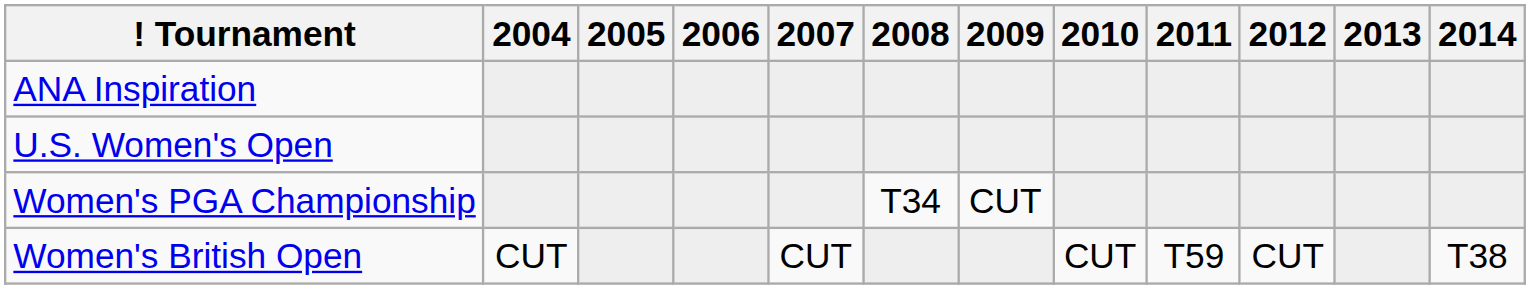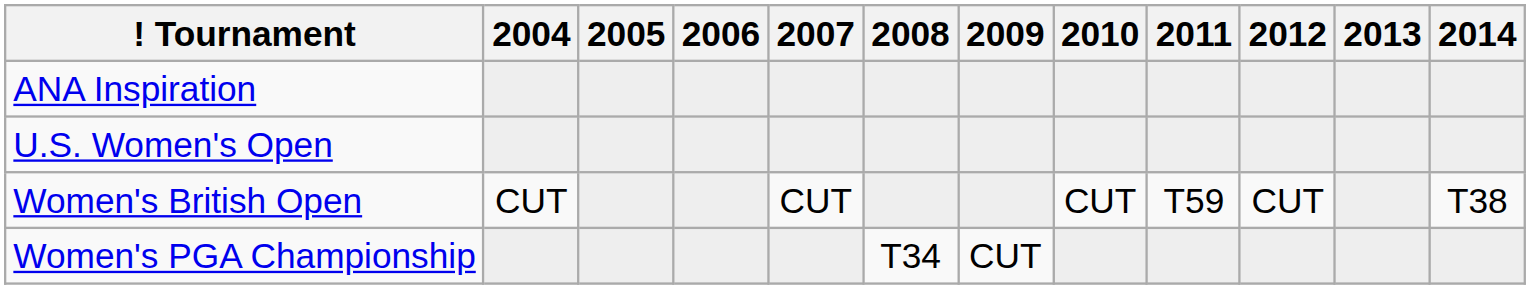rows swapped: (245, 201) <-> (188, 257)
